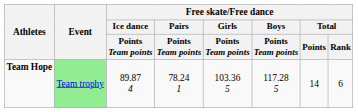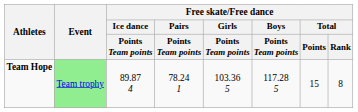(314, 84) 14 -> (314, 84) 15
(341, 84) 6 -> (341, 84) 8
